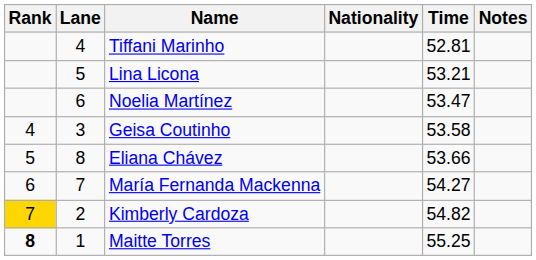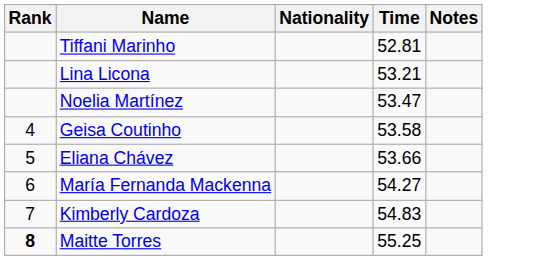- column: (80, 18)
(30, 213) gold background -> (30, 213) no background
(448, 213) 54.82 -> (399, 213) 54.83
